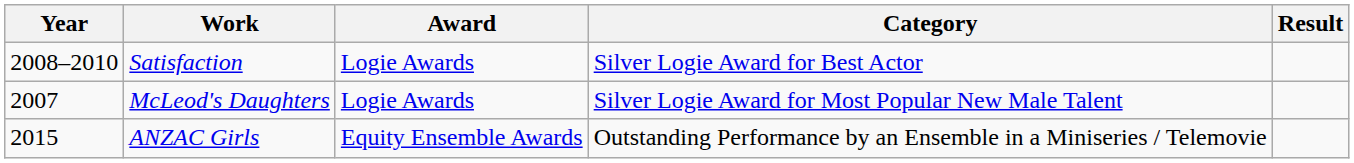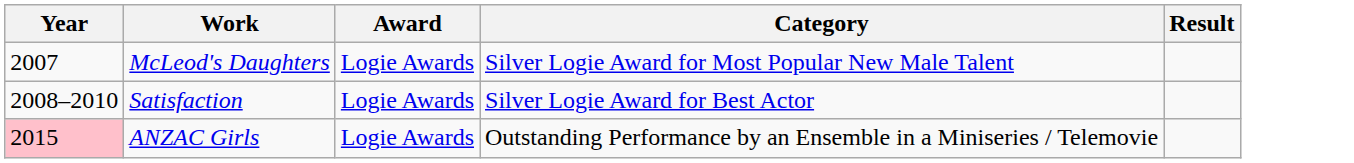rows swapped: (230, 99) <-> (186, 61)
(34, 137) no background -> (34, 137) pink background
(462, 137) Equity Ensemble Awards -> (407, 137) Logie Awards
